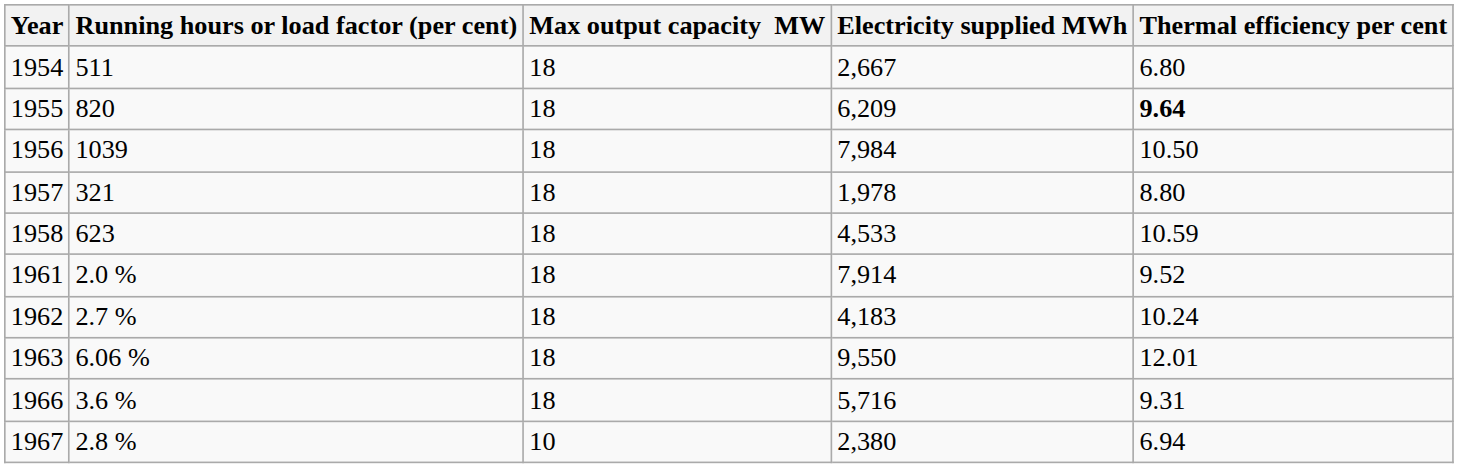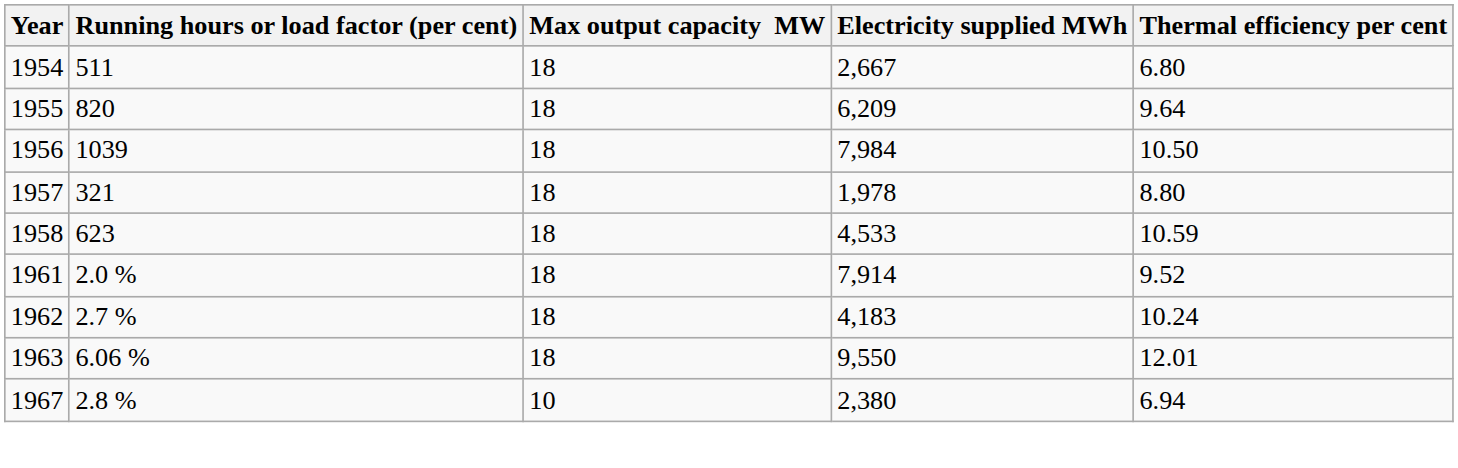(1162, 108) bold -> (1162, 108) normal
- row: (37, 399)
